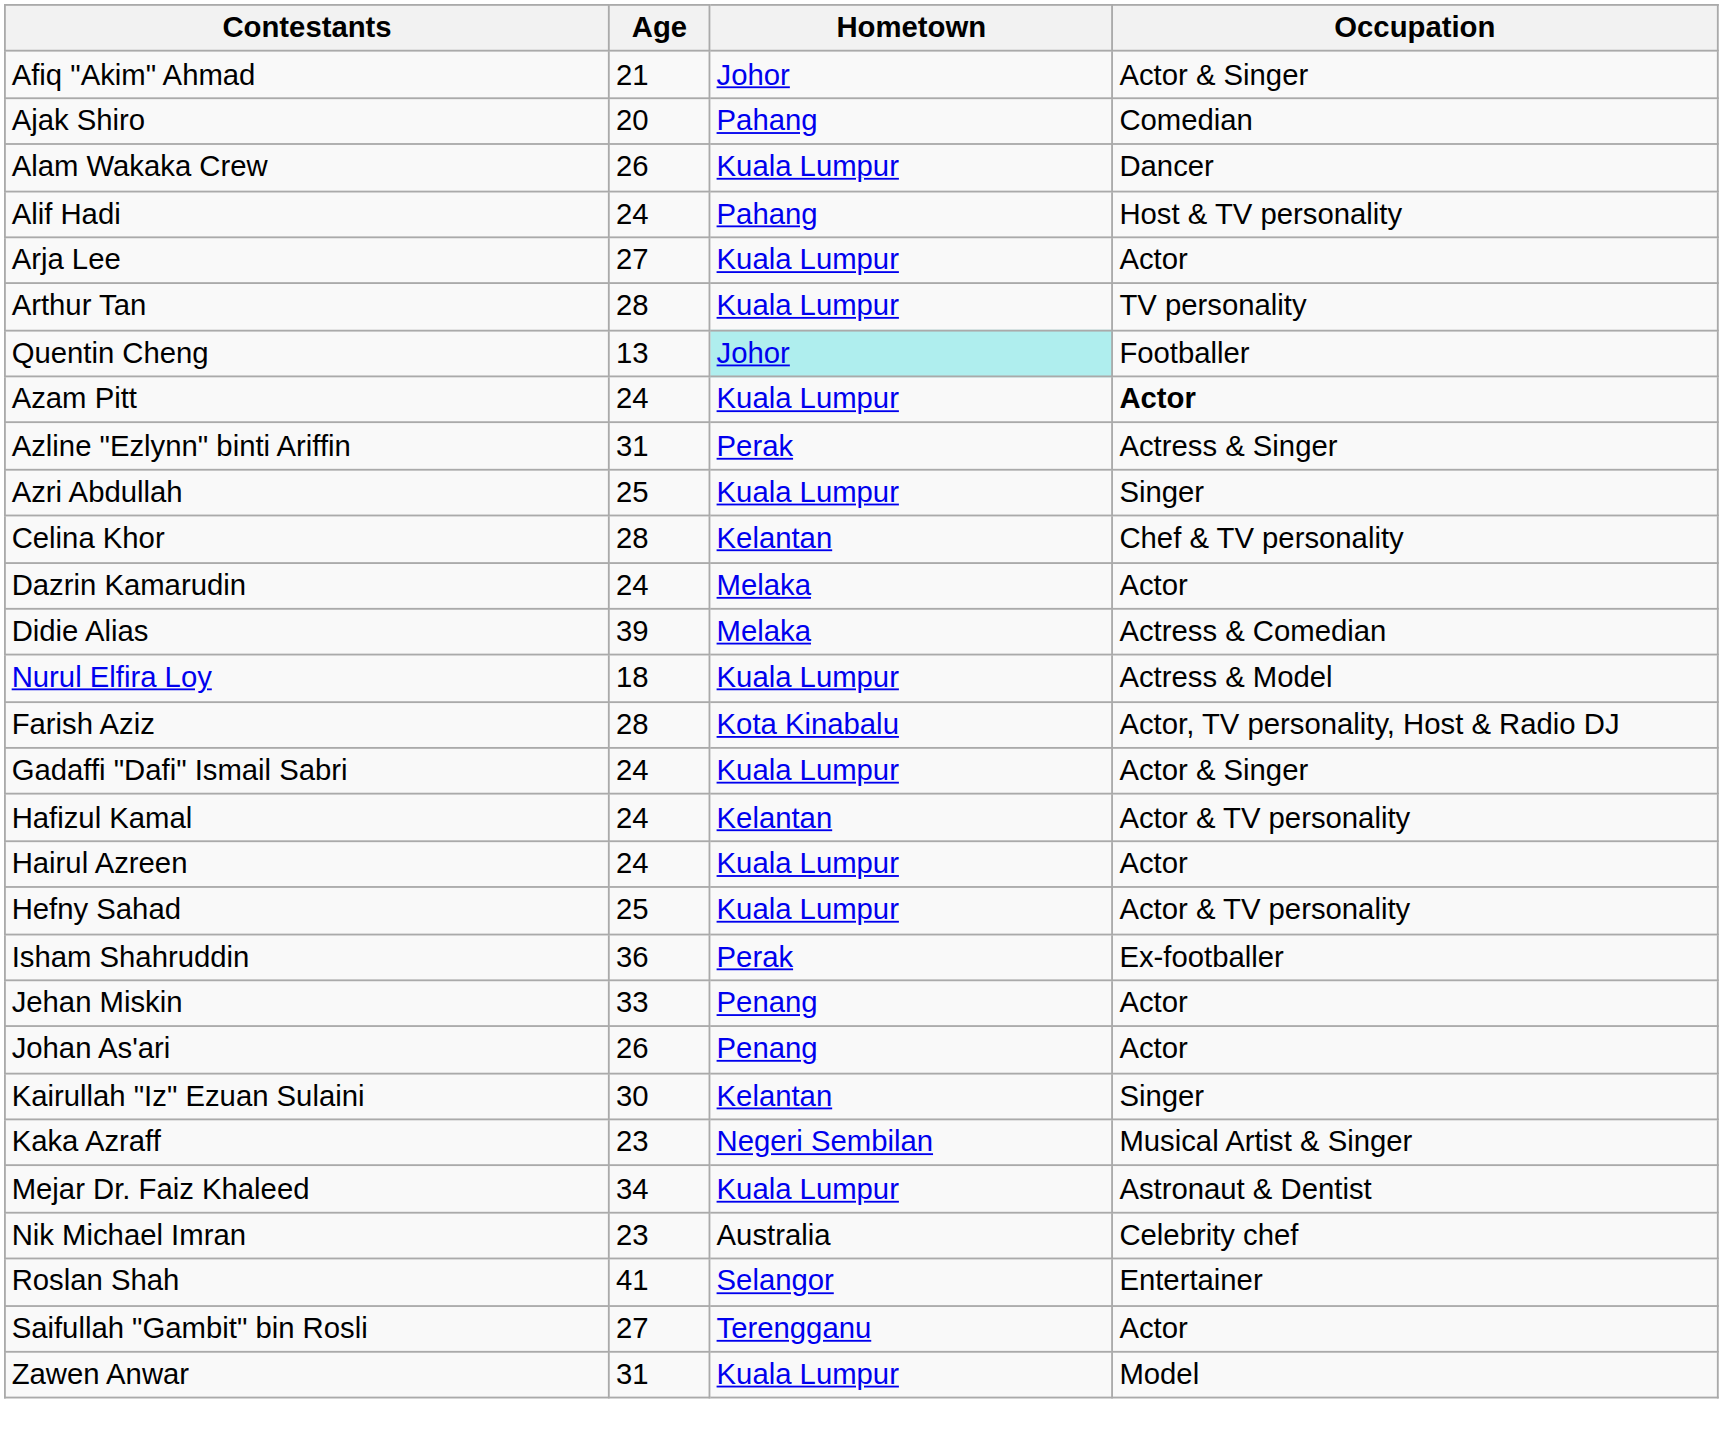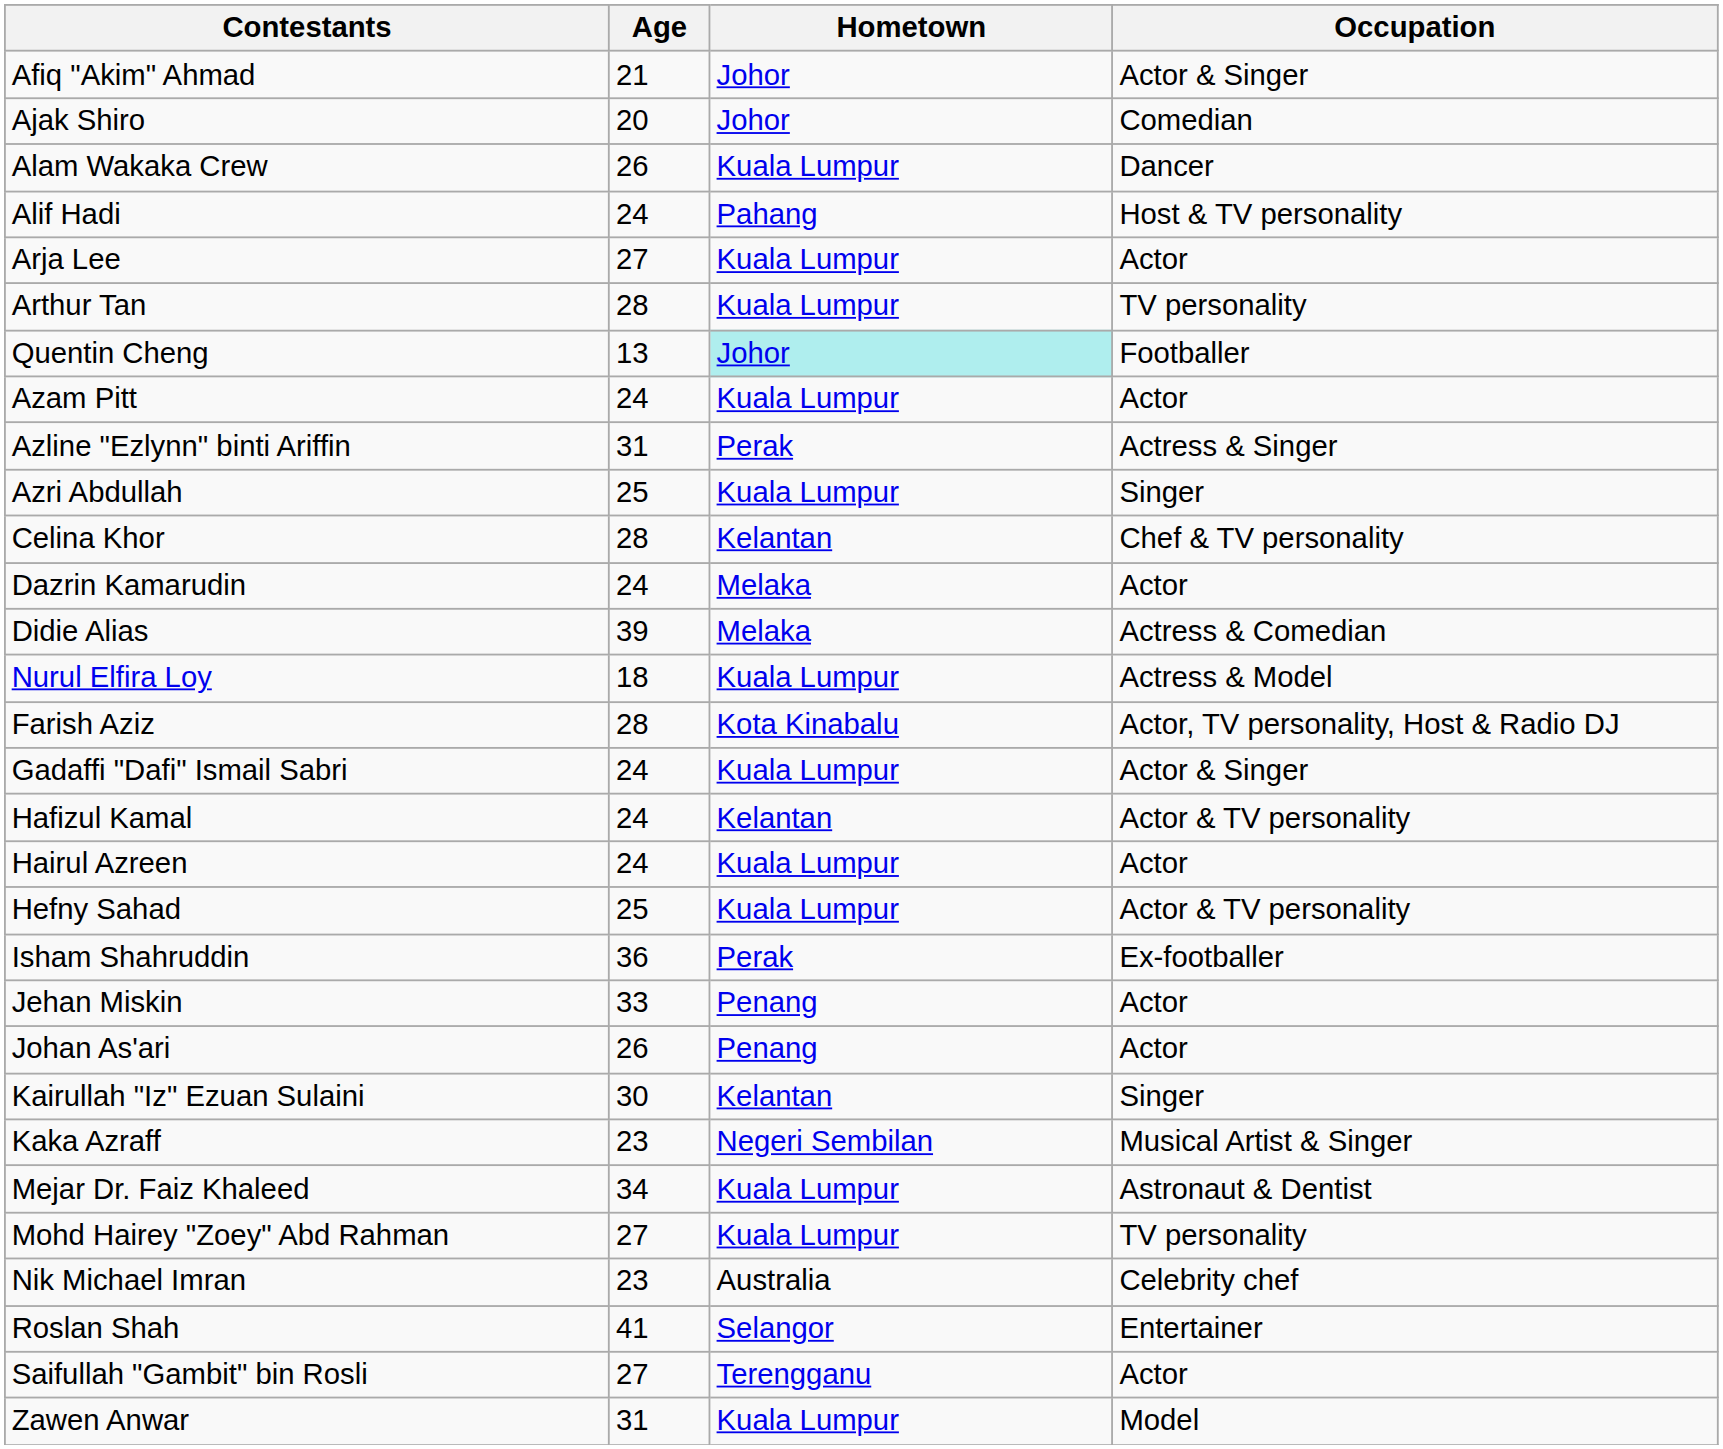(767, 120) Pahang -> (753, 120) Johor
(1158, 399) bold -> (1154, 399) normal
+ row: (230, 1235)
